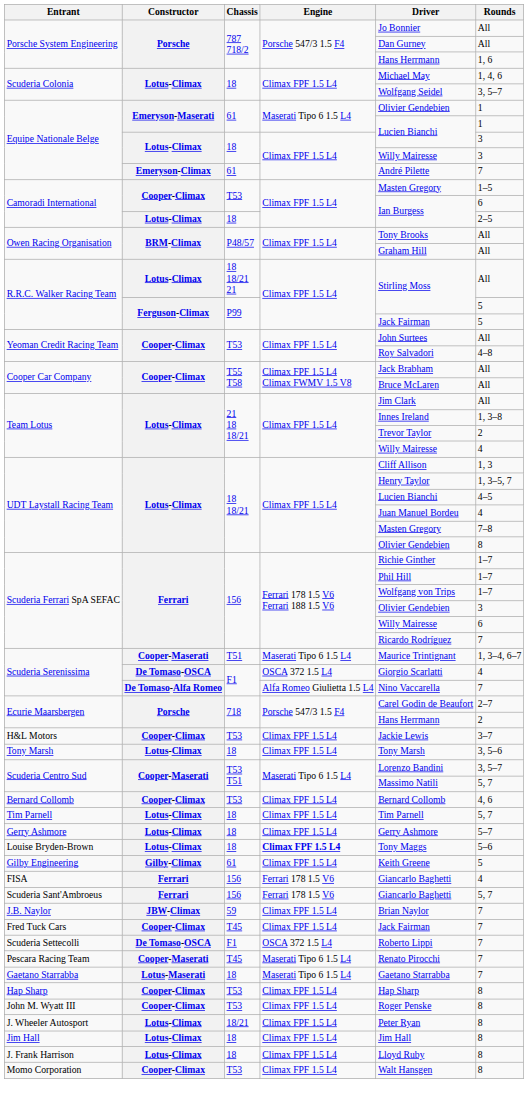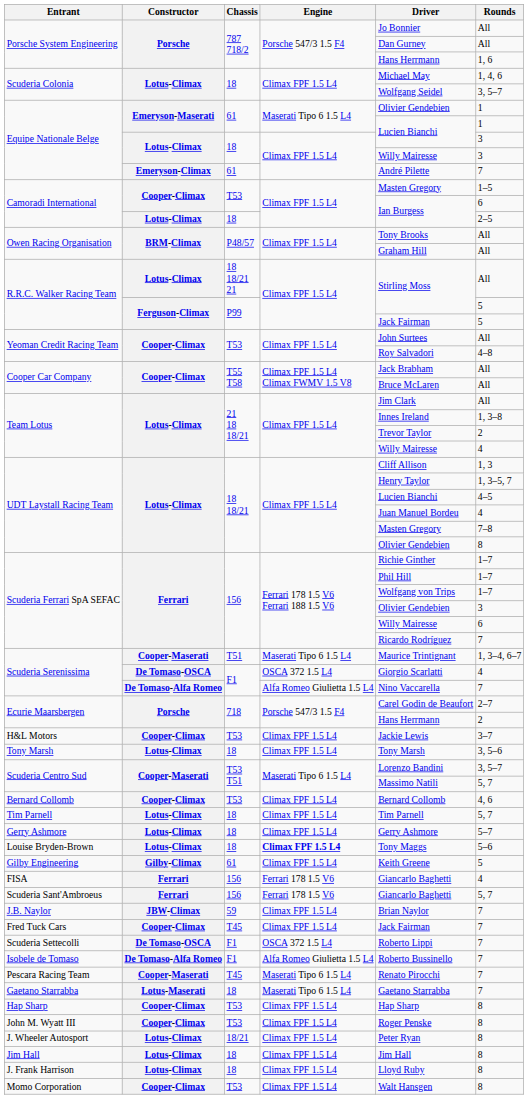+ row: (43, 958)
